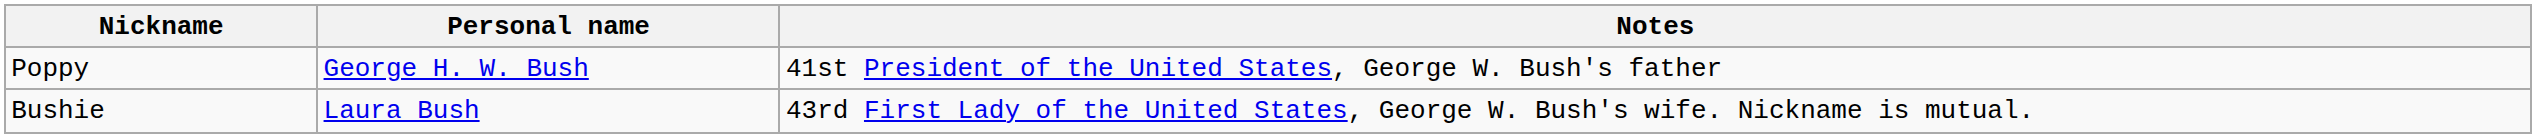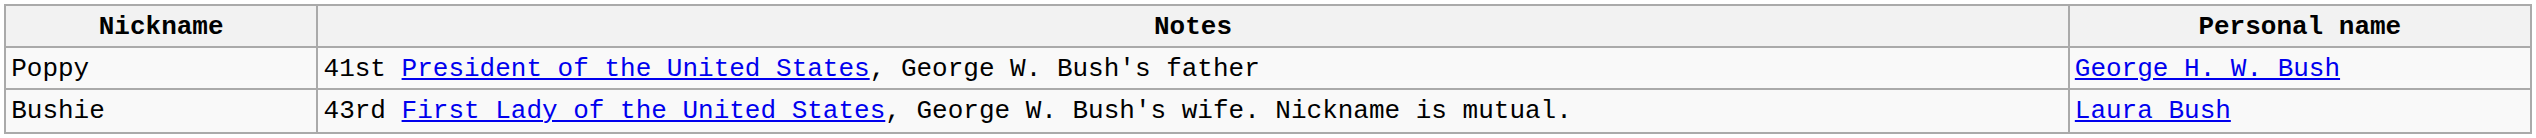columns swapped: (549, 26) <-> (1655, 26)
